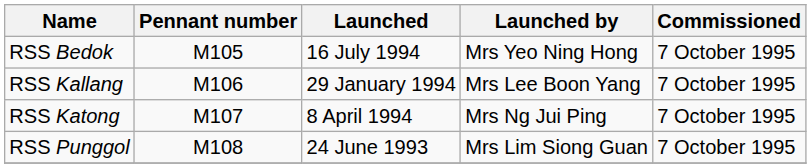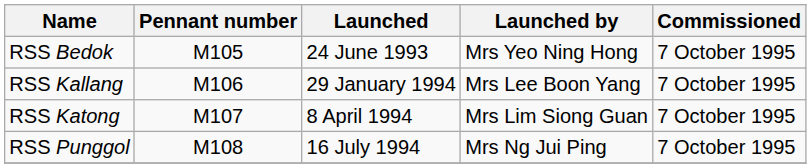(363, 52) 16 July 1994 -> (367, 52) 24 June 1993
(536, 116) Mrs Ng Jui Ping -> (557, 116) Mrs Lim Siong Guan
(367, 148) 24 June 1993 -> (363, 148) 16 July 1994
(557, 148) Mrs Lim Siong Guan -> (536, 148) Mrs Ng Jui Ping
